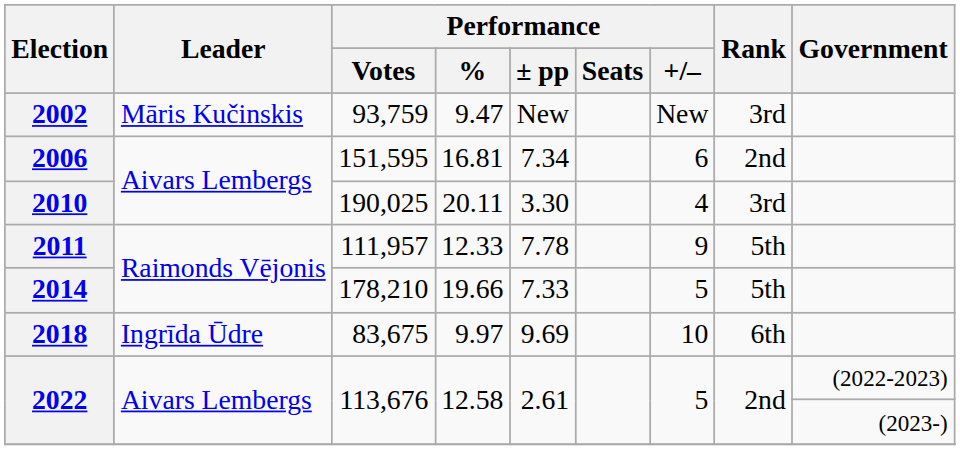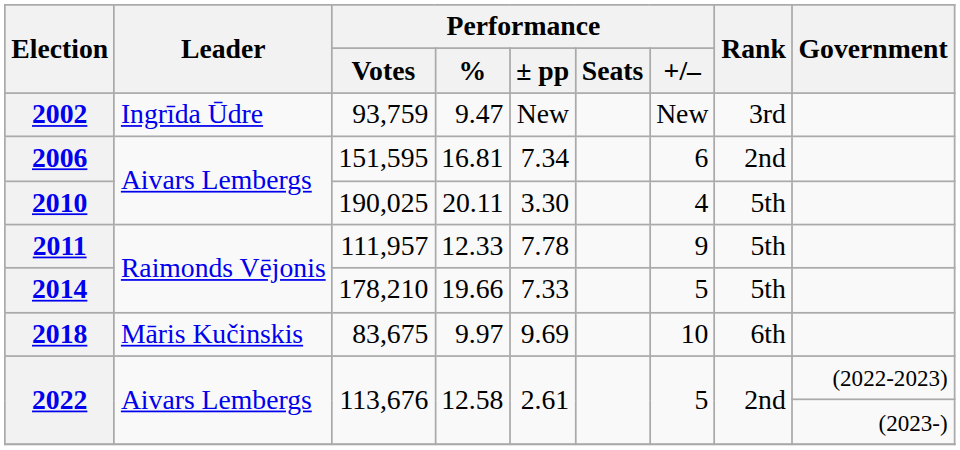(212, 114) Māris Kučinskis -> (192, 114) Ingrīda Ūdre
(767, 202) 3rd -> (768, 202) 5th
(192, 333) Ingrīda Ūdre -> (212, 333) Māris Kučinskis
